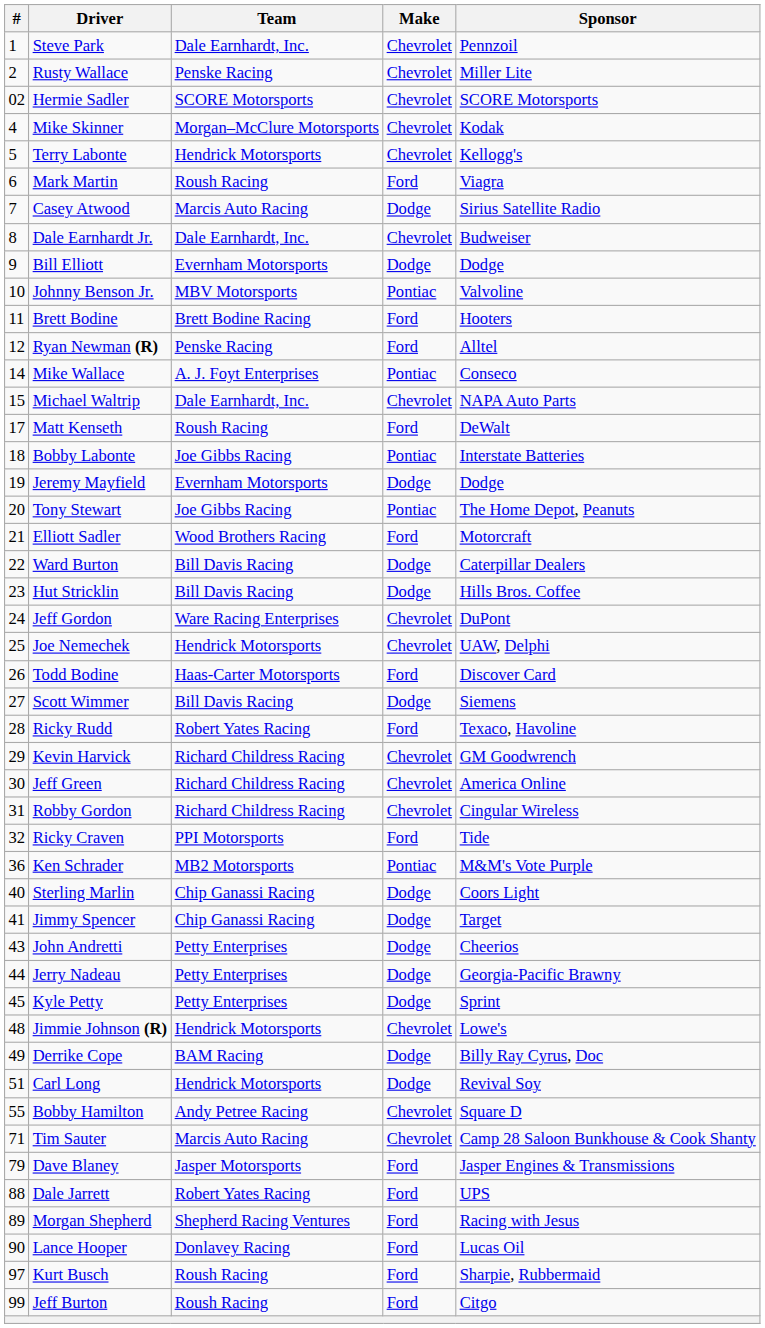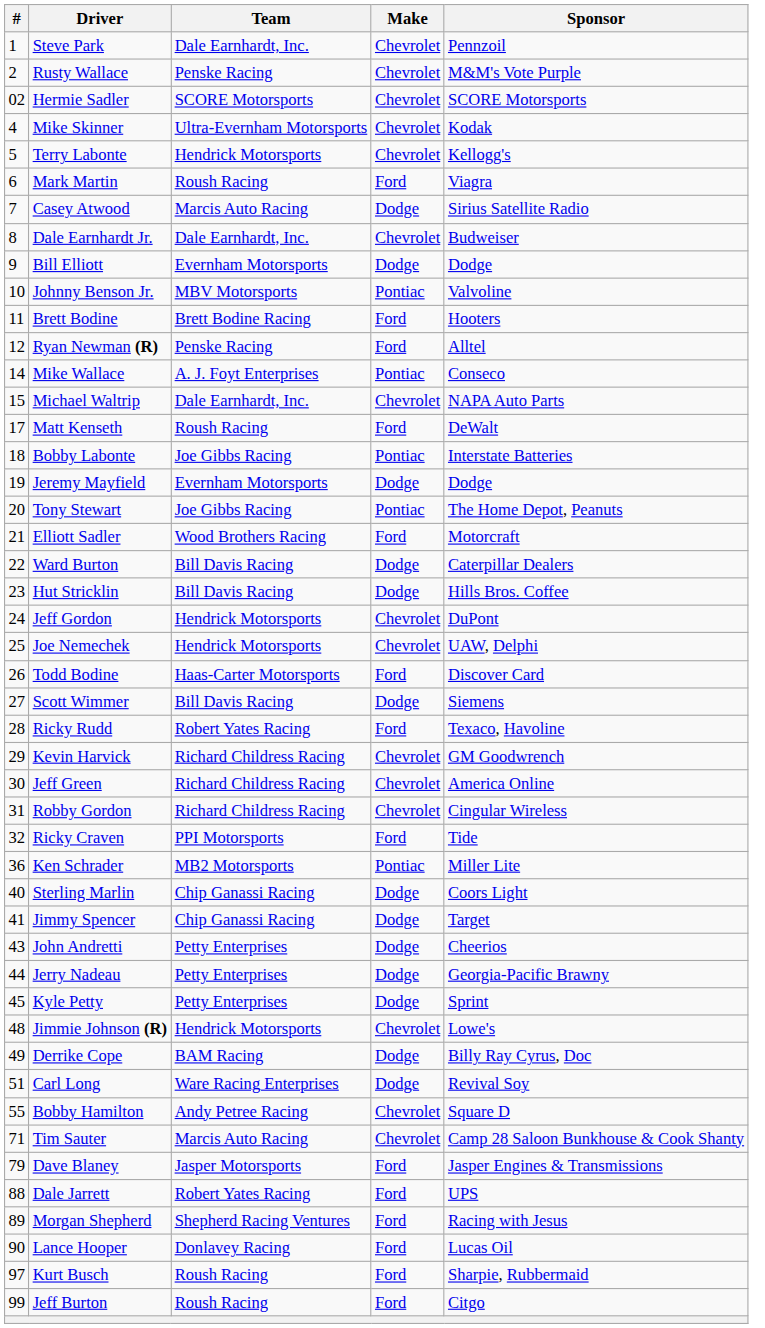(496, 72) Miller Lite -> (514, 72) M&M's Vote Purple
(277, 127) Morgan–McClure Motorsports -> (271, 127) Ultra-Evernham Motorsports
(257, 619) Ware Racing Enterprises -> (248, 619) Hendrick Motorsports
(526, 865) M&M's Vote Purple -> (484, 865) Miller Lite
(248, 1083) Hendrick Motorsports -> (257, 1083) Ware Racing Enterprises
